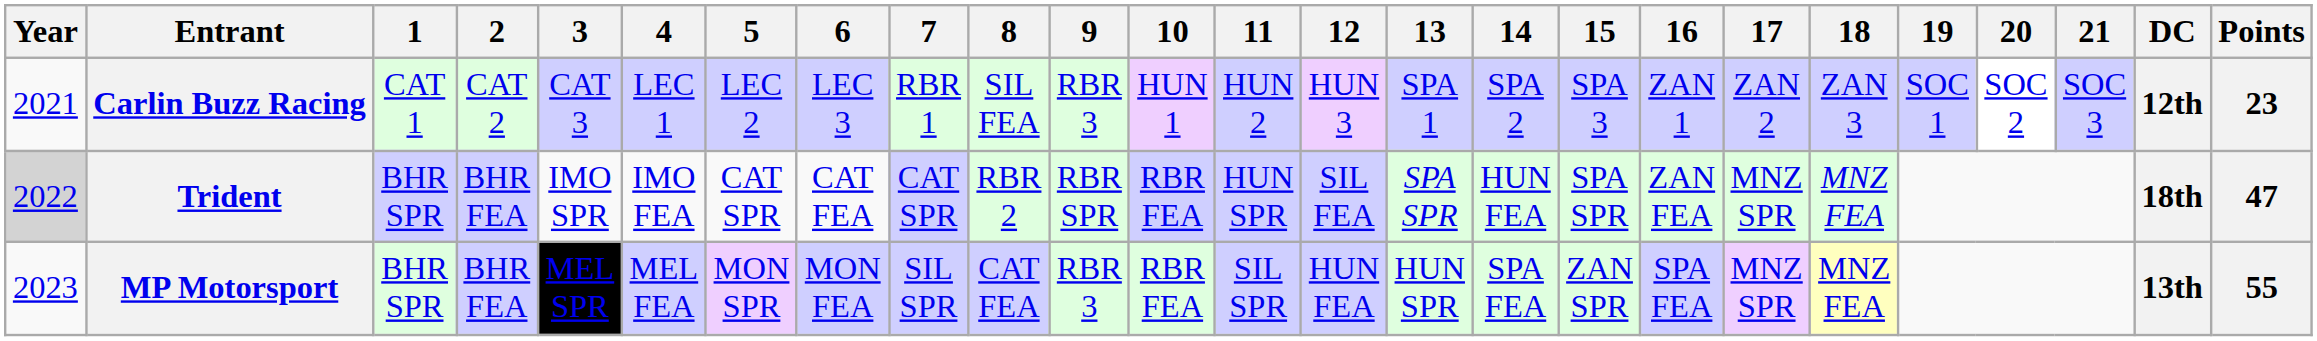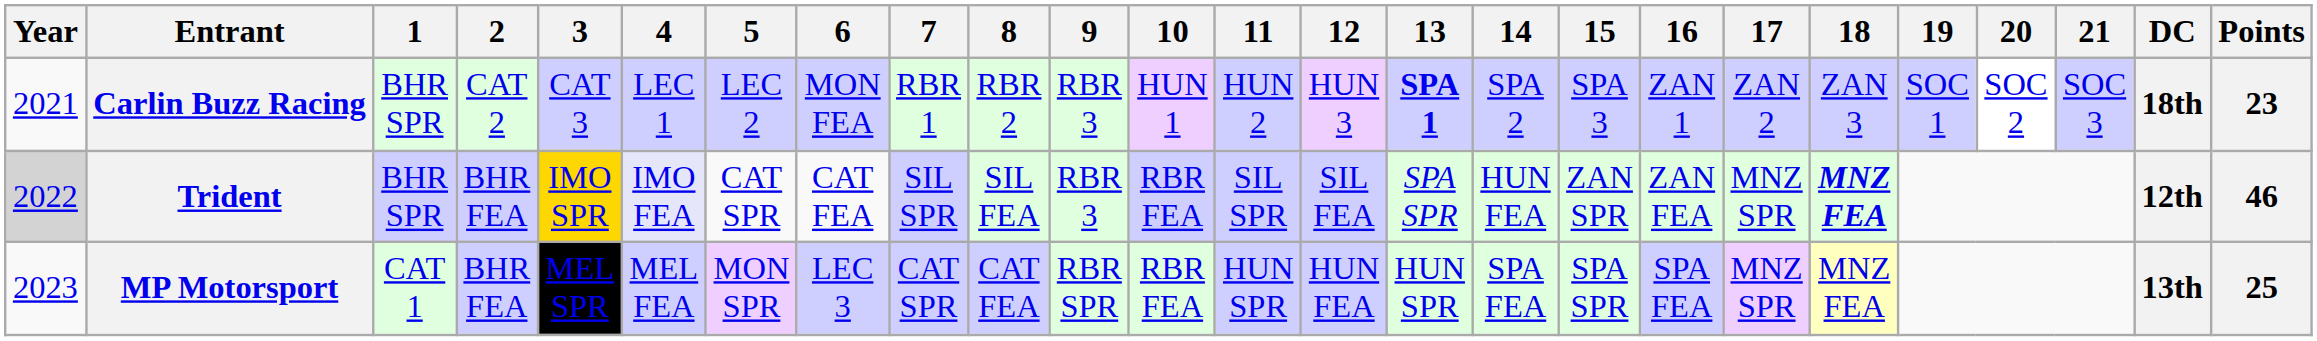(415, 103) CAT 1 -> (415, 103) BHR SPR
(843, 103) LEC 3 -> (843, 103) MON FEA
(1009, 103) SIL FEA -> (1009, 103) RBR 2
(1430, 103) normal -> (1430, 103) bold
(2172, 103) 12th -> (2172, 103) 18th
(580, 195) no background -> (580, 195) gold background
(664, 195) no background -> (664, 195) lavender background
(929, 195) CAT SPR -> (929, 195) SIL SPR
(1009, 195) RBR 2 -> (1009, 195) SIL FEA
(1089, 195) RBR SPR -> (1089, 195) RBR 3
(1258, 195) HUN SPR -> (1258, 195) SIL SPR
(1600, 195) SPA SPR -> (1600, 195) ZAN SPR
(1854, 195) normal -> (1854, 195) bold
(2172, 195) 18th -> (2172, 195) 12th
(2262, 195) 47 -> (2262, 195) 46
(415, 287) BHR SPR -> (415, 287) CAT 1
(843, 287) MON FEA -> (843, 287) LEC 3
(929, 287) SIL SPR -> (929, 287) CAT SPR
(1089, 287) RBR 3 -> (1089, 287) RBR SPR
(1258, 287) SIL SPR -> (1258, 287) HUN SPR
(1600, 287) ZAN SPR -> (1600, 287) SPA SPR
(2262, 287) 55 -> (2262, 287) 25
